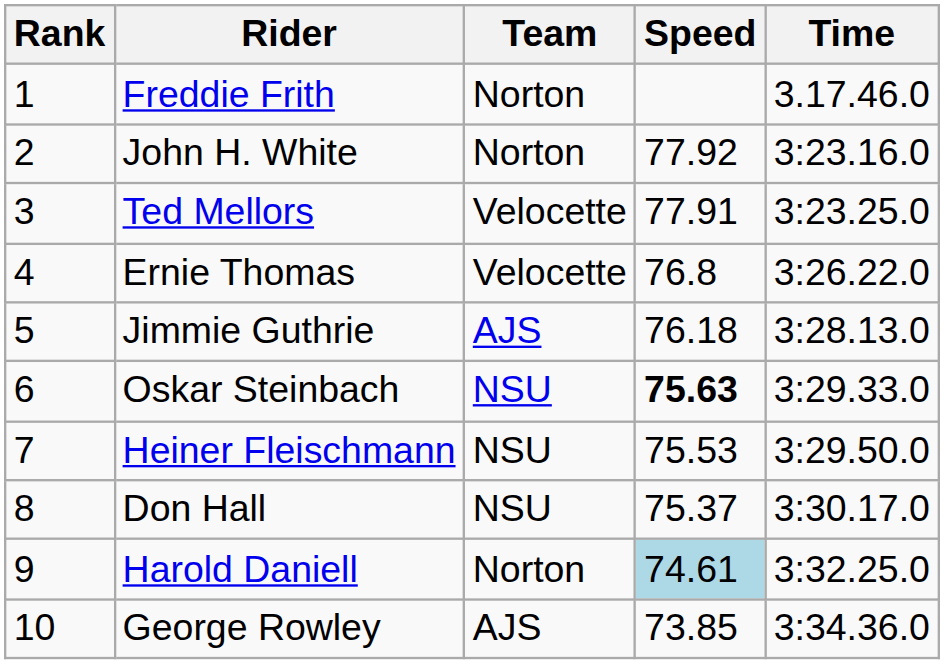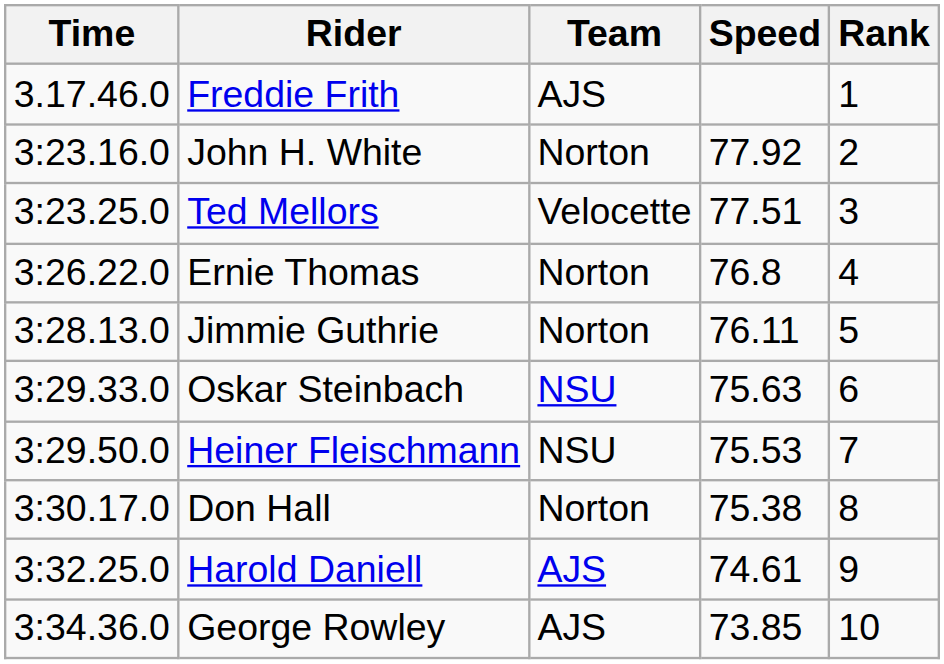columns swapped: (60, 34) <-> (852, 34)
(529, 93) Norton -> (572, 93) AJS
(691, 212) 77.91 -> (756, 212) 77.51
(550, 271) Velocette -> (594, 271) Norton
(507, 331) AJS -> (594, 331) Norton
(691, 331) 76.18 -> (754, 331) 76.11
(691, 390) bold -> (756, 390) normal
(512, 509) NSU -> (594, 509) Norton
(691, 509) 75.37 -> (756, 509) 75.38
(529, 568) Norton -> (572, 568) AJS
(691, 568) lightblue background -> (756, 568) no background
